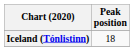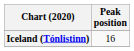(110, 38) 18 -> (110, 38) 16
